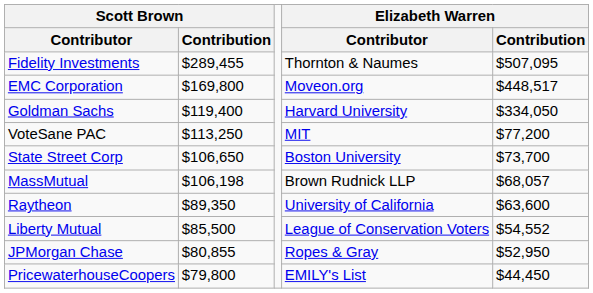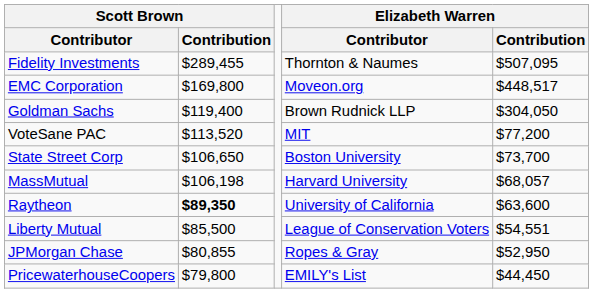(346, 110) Harvard University -> (350, 110) Brown Rudnick LLP
(527, 110) $334,050 -> (527, 110) $304,050
(212, 134) $113,250 -> (212, 134) $113,520
(350, 181) Brown Rudnick LLP -> (346, 181) Harvard University
(209, 205) normal -> (209, 205) bold
(523, 228) $54,552 -> (523, 228) $54,551
